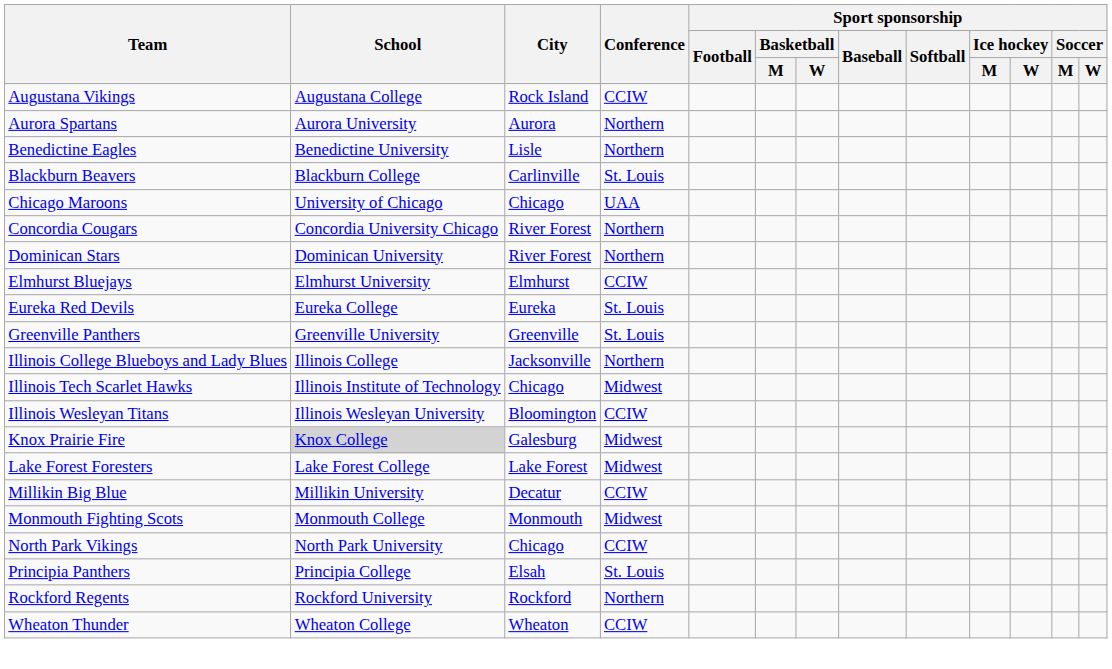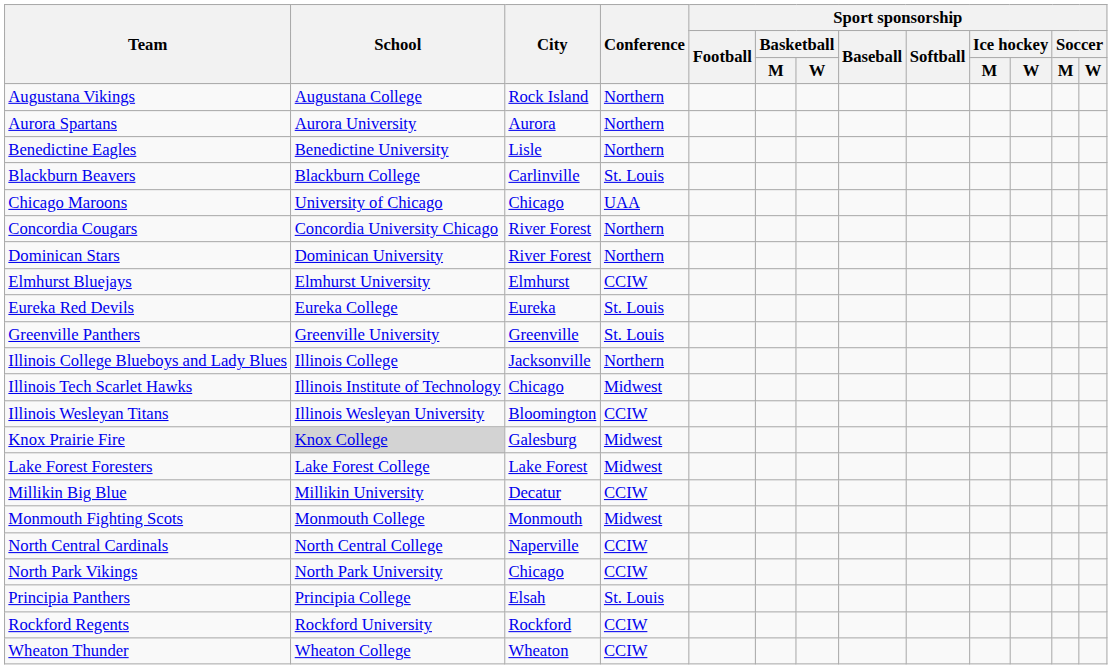(626, 96) CCIW -> (634, 96) Northern
+ row: (88, 545)
(634, 598) Northern -> (626, 624) CCIW
